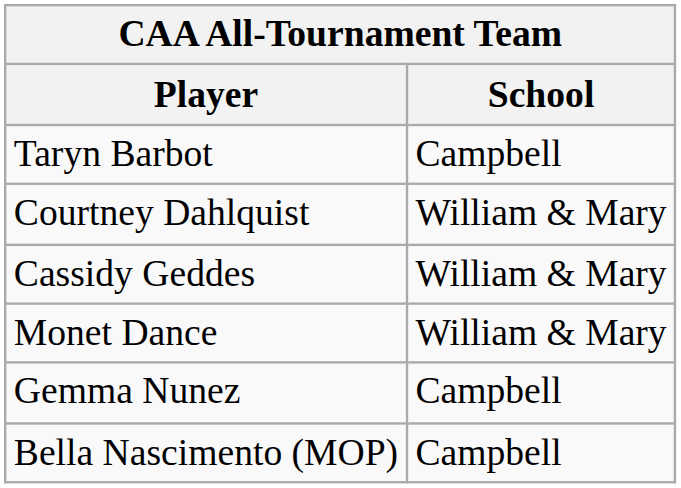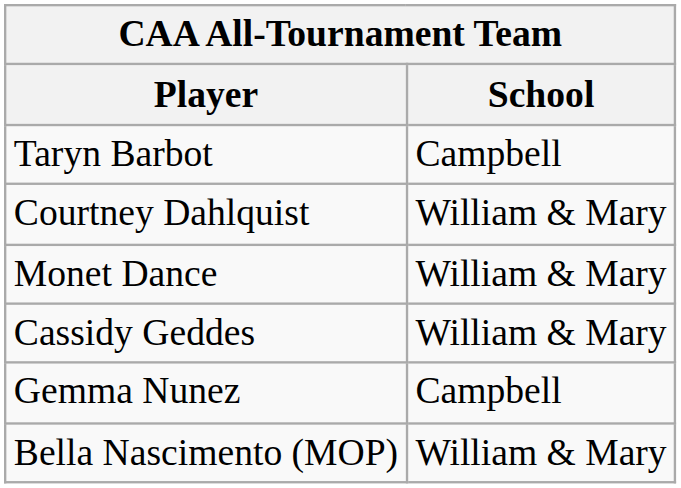rows swapped: (116, 332) <-> (134, 272)
(489, 451) Campbell -> (541, 451) William & Mary
